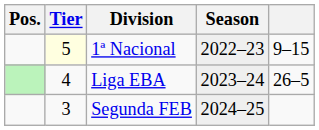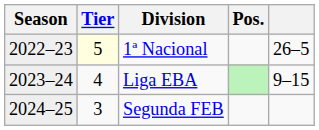columns swapped: (232, 19) <-> (25, 19)
(291, 49) 9–15 -> (291, 49) 26–5
(291, 79) 26–5 -> (291, 79) 9–15
